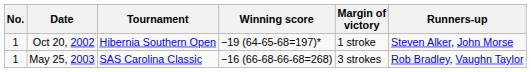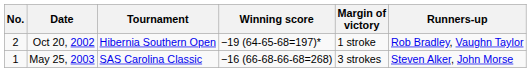(16, 42) 1 -> (16, 42) 2
(452, 42) Steven Alker, John Morse -> (457, 42) Rob Bradley, Vaughn Taylor
(457, 59) Rob Bradley, Vaughn Taylor -> (452, 59) Steven Alker, John Morse
